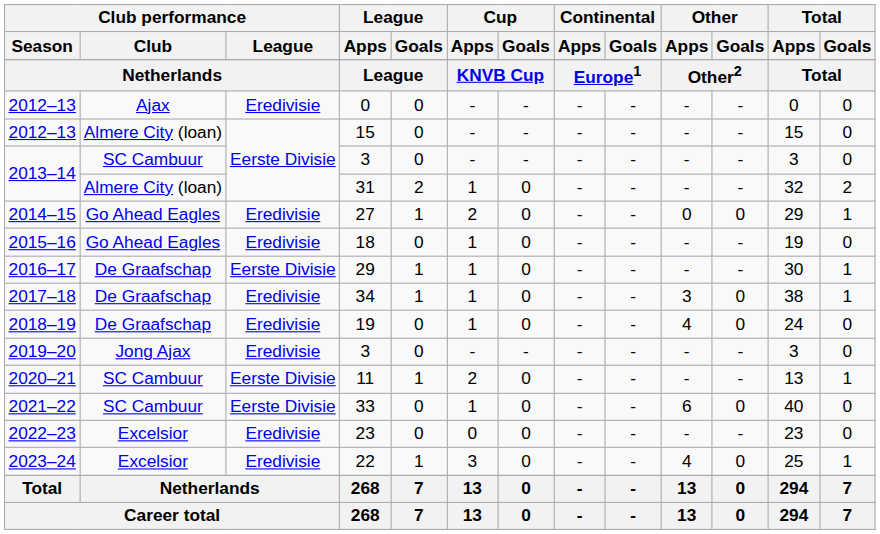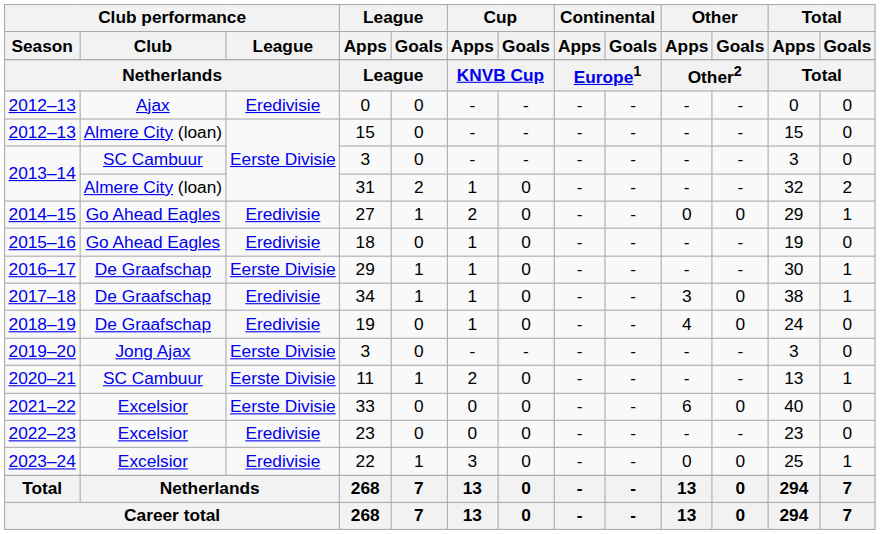(283, 351) Eredivisie -> (283, 351) Eerste Divisie
(153, 406) SC Cambuur -> (153, 406) Excelsior
(472, 406) 1 -> (472, 406) 0
(687, 461) 4 -> (687, 461) 0
